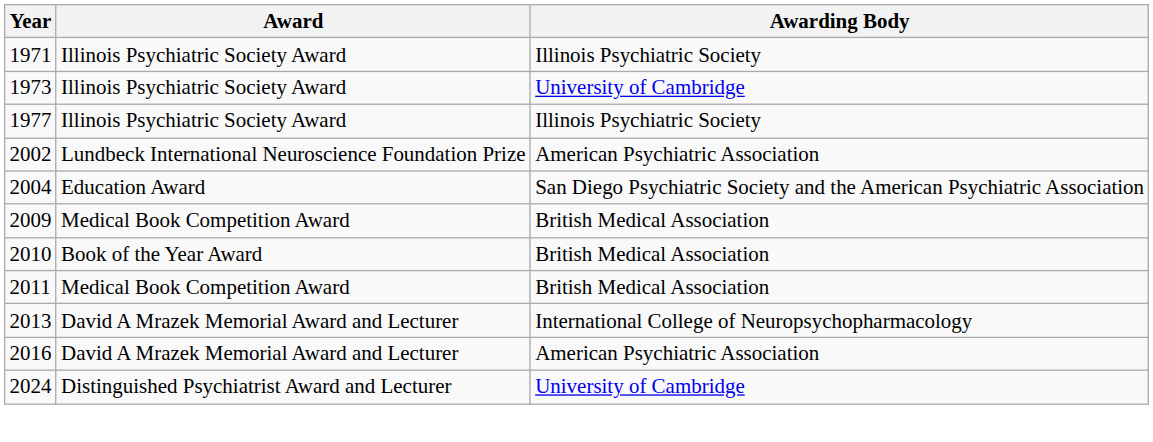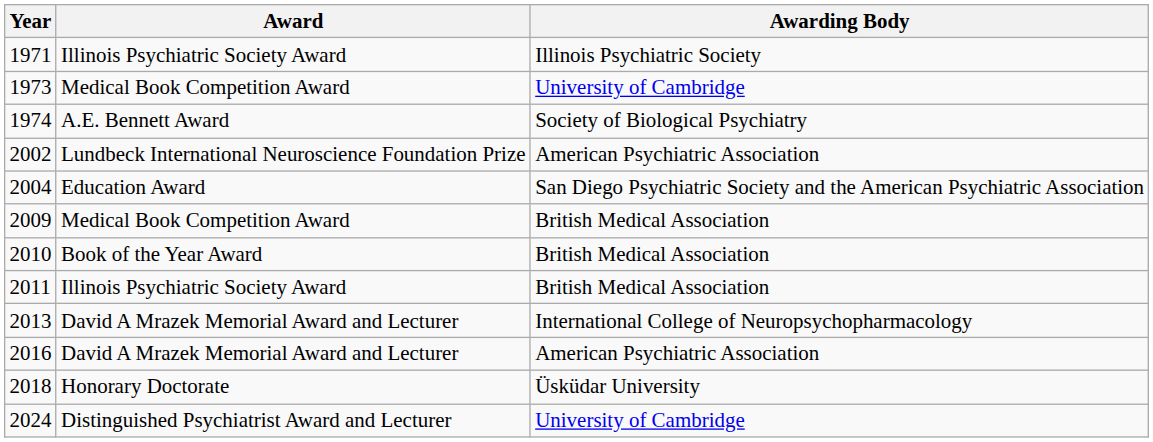(204, 87) Illinois Psychiatric Society Award -> (205, 87) Medical Book Competition Award
+ row: (30, 120)
- row: (30, 120)
(205, 287) Medical Book Competition Award -> (204, 287) Illinois Psychiatric Society Award
+ row: (30, 386)
